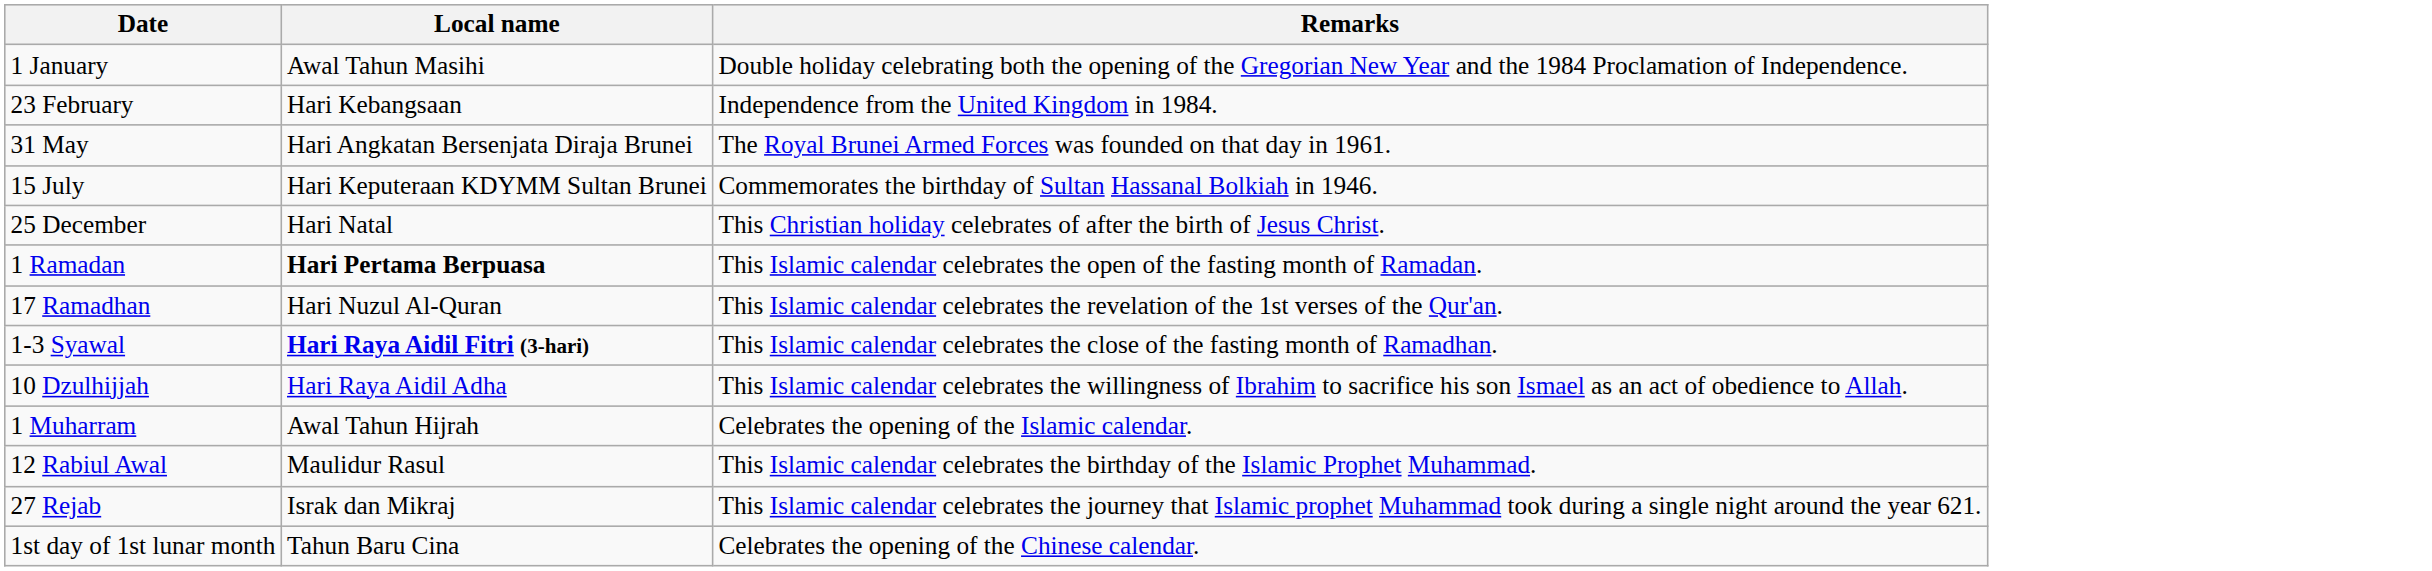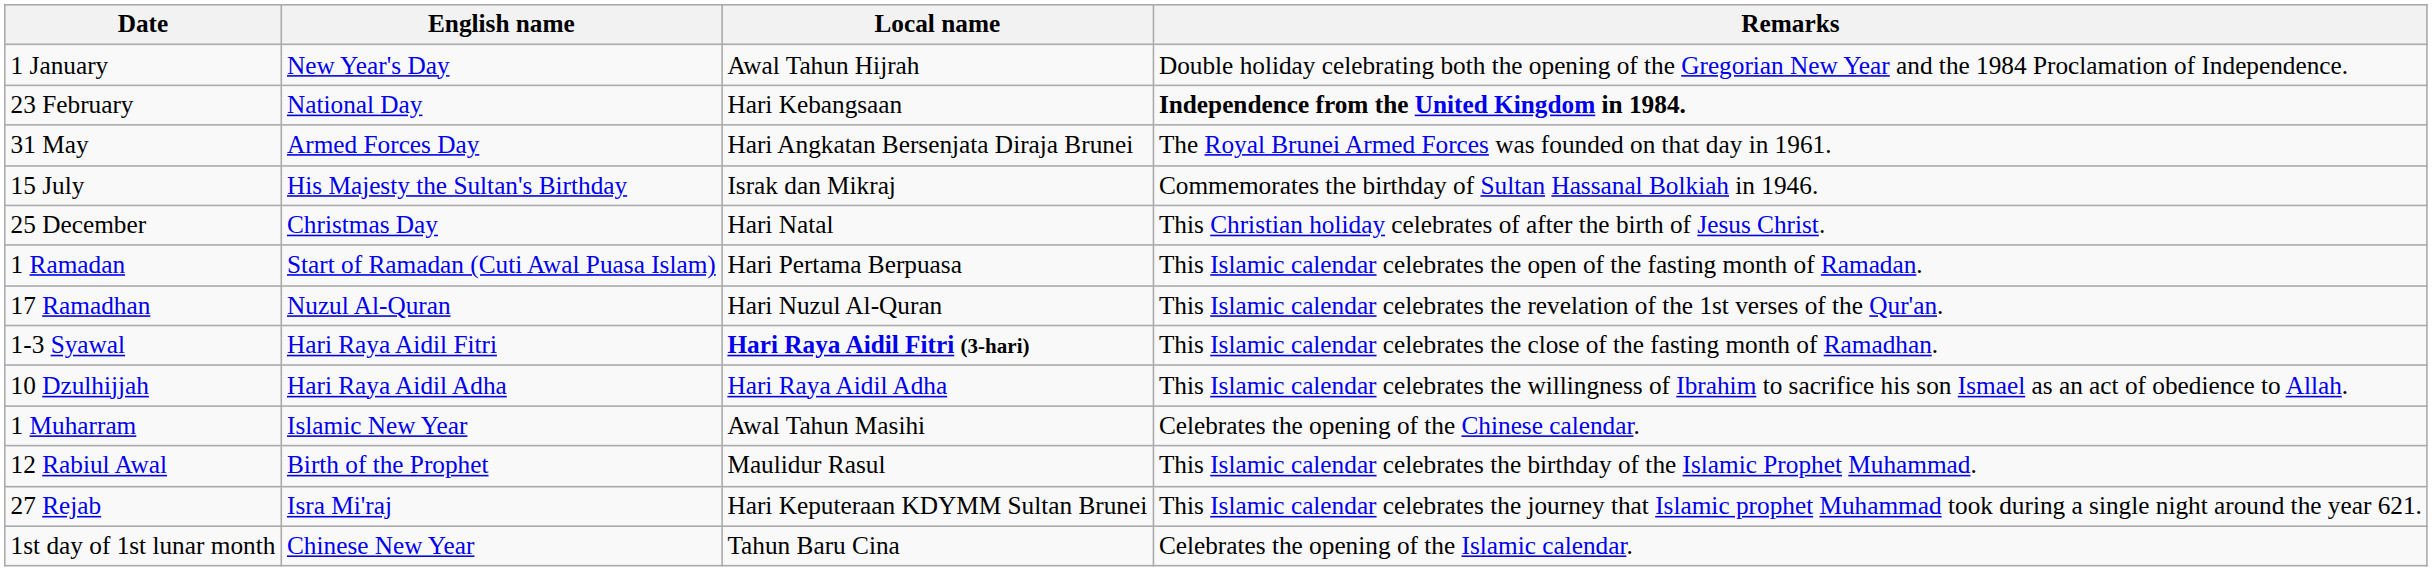+ column: (501, 24)
(386, 64) Awal Tahun Masihi -> (823, 64) Awal Tahun Hijrah
(968, 104) normal -> (1422, 104) bold
(497, 184) Hari Keputeraan KDYMM Sultan Brunei -> (812, 184) Israk dan Mikraj
(416, 265) bold -> (845, 265) normal
(383, 425) Awal Tahun Hijrah -> (826, 425) Awal Tahun Masihi
(955, 425) Celebrates the opening of the Islamic calendar. -> (1399, 425) Celebrates the opening of the Chinese calendar.
(371, 505) Israk dan Mikraj -> (937, 505) Hari Keputeraan KDYMM Sultan Brunei
(959, 545) Celebrates the opening of the Chinese calendar. -> (1396, 545) Celebrates the opening of the Islamic calendar.
